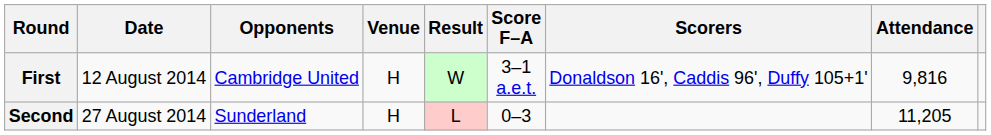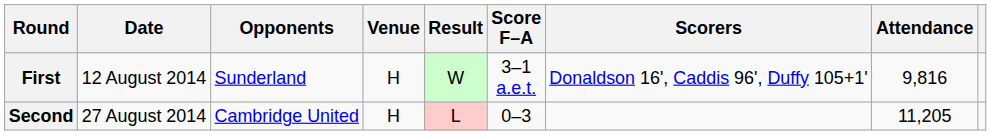(287, 77) Cambridge United -> (260, 77) Sunderland
(260, 115) Sunderland -> (287, 115) Cambridge United
